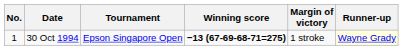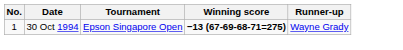- column: (312, 17)
(367, 38) lightyellow background -> (319, 27) no background
